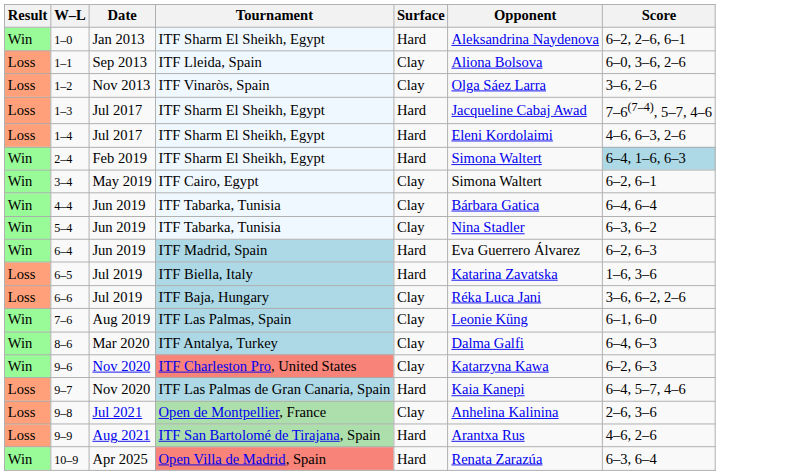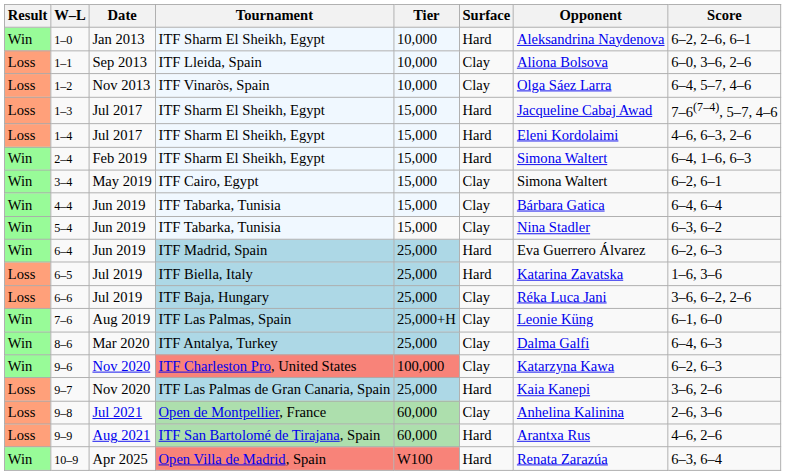+ column: (426, 16)
(631, 85) 3–6, 2–6 -> (711, 85) 6–4, 5–7, 4–6
(646, 158) lightblue background -> (711, 158) no background
(646, 389) 6–4, 5–7, 4–6 -> (697, 389) 3–6, 2–6
